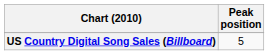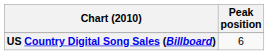(241, 41) 5 -> (241, 41) 6
